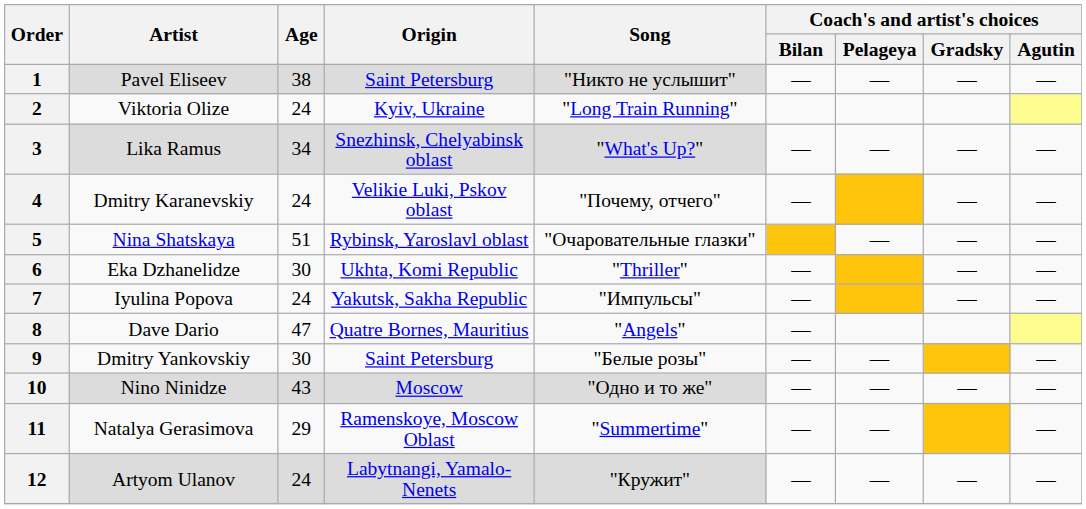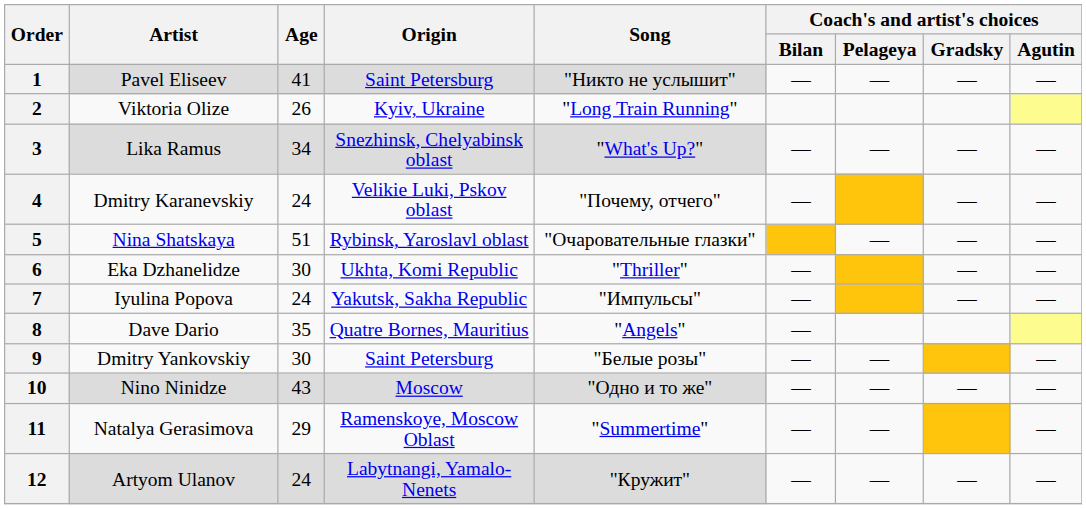(301, 79) 38 -> (301, 79) 41
(301, 109) 24 -> (301, 109) 26
(301, 329) 47 -> (301, 329) 35
